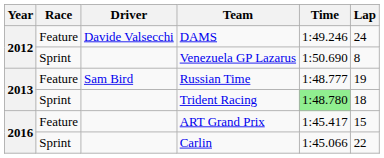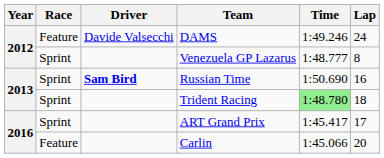(325, 57) 1:50.690 -> (325, 57) 1:48.777
(59, 79) Feature -> (55, 79) Sprint
(109, 79) normal -> (110, 79) bold
(325, 79) 1:48.777 -> (325, 79) 1:50.690
(360, 79) 19 -> (360, 79) 16
(59, 121) Feature -> (55, 121) Sprint
(360, 121) 15 -> (360, 121) 17
(55, 143) Sprint -> (59, 143) Feature
(360, 143) 22 -> (360, 143) 20
